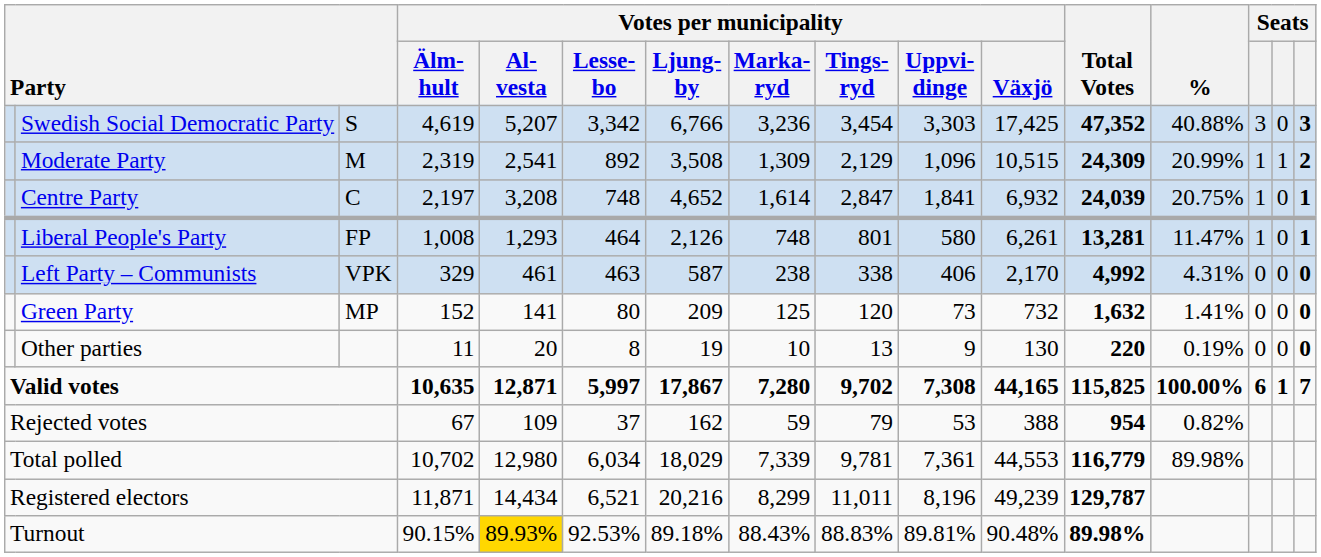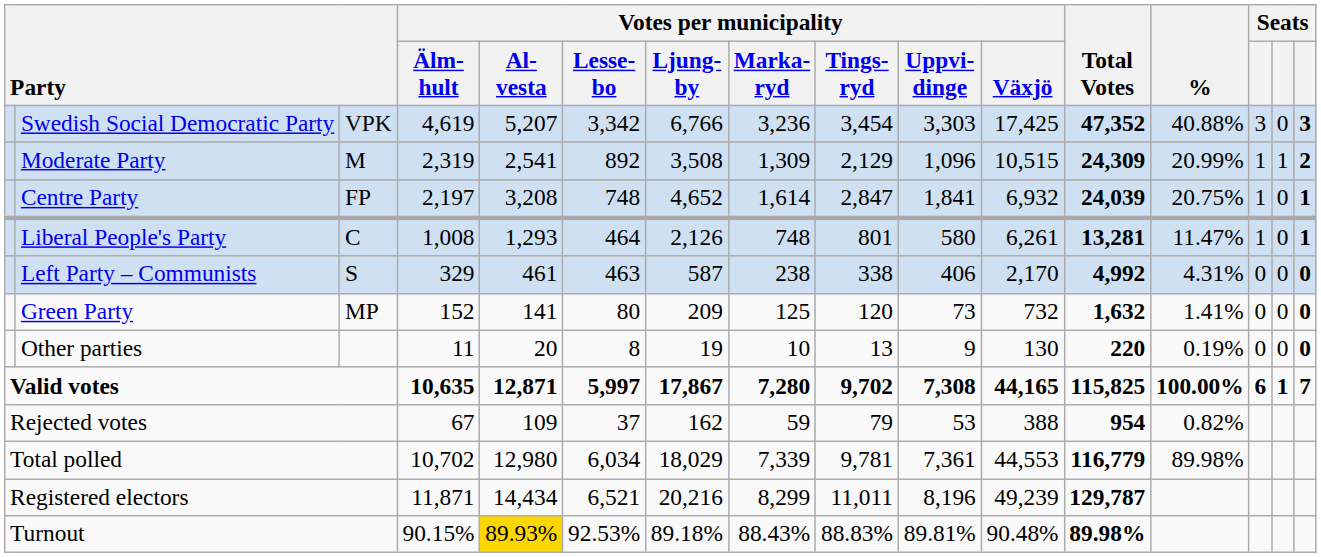(352, 123) S -> (368, 123) VPK
(353, 197) C -> (358, 197) FP
(358, 237) FP -> (353, 237) C
(368, 274) VPK -> (352, 274) S
